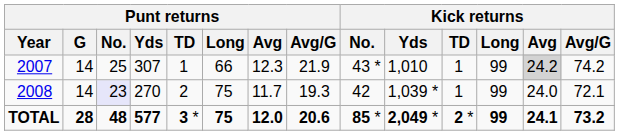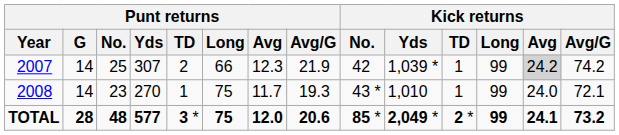(179, 67) 1 -> (179, 67) 2
(362, 67) 43 * -> (357, 67) 42
(408, 67) 1,010 -> (413, 67) 1,039 *
(114, 92) lavender background -> (114, 92) no background
(179, 92) 2 -> (179, 92) 1
(357, 92) 42 -> (362, 92) 43 *
(413, 92) 1,039 * -> (408, 92) 1,010
